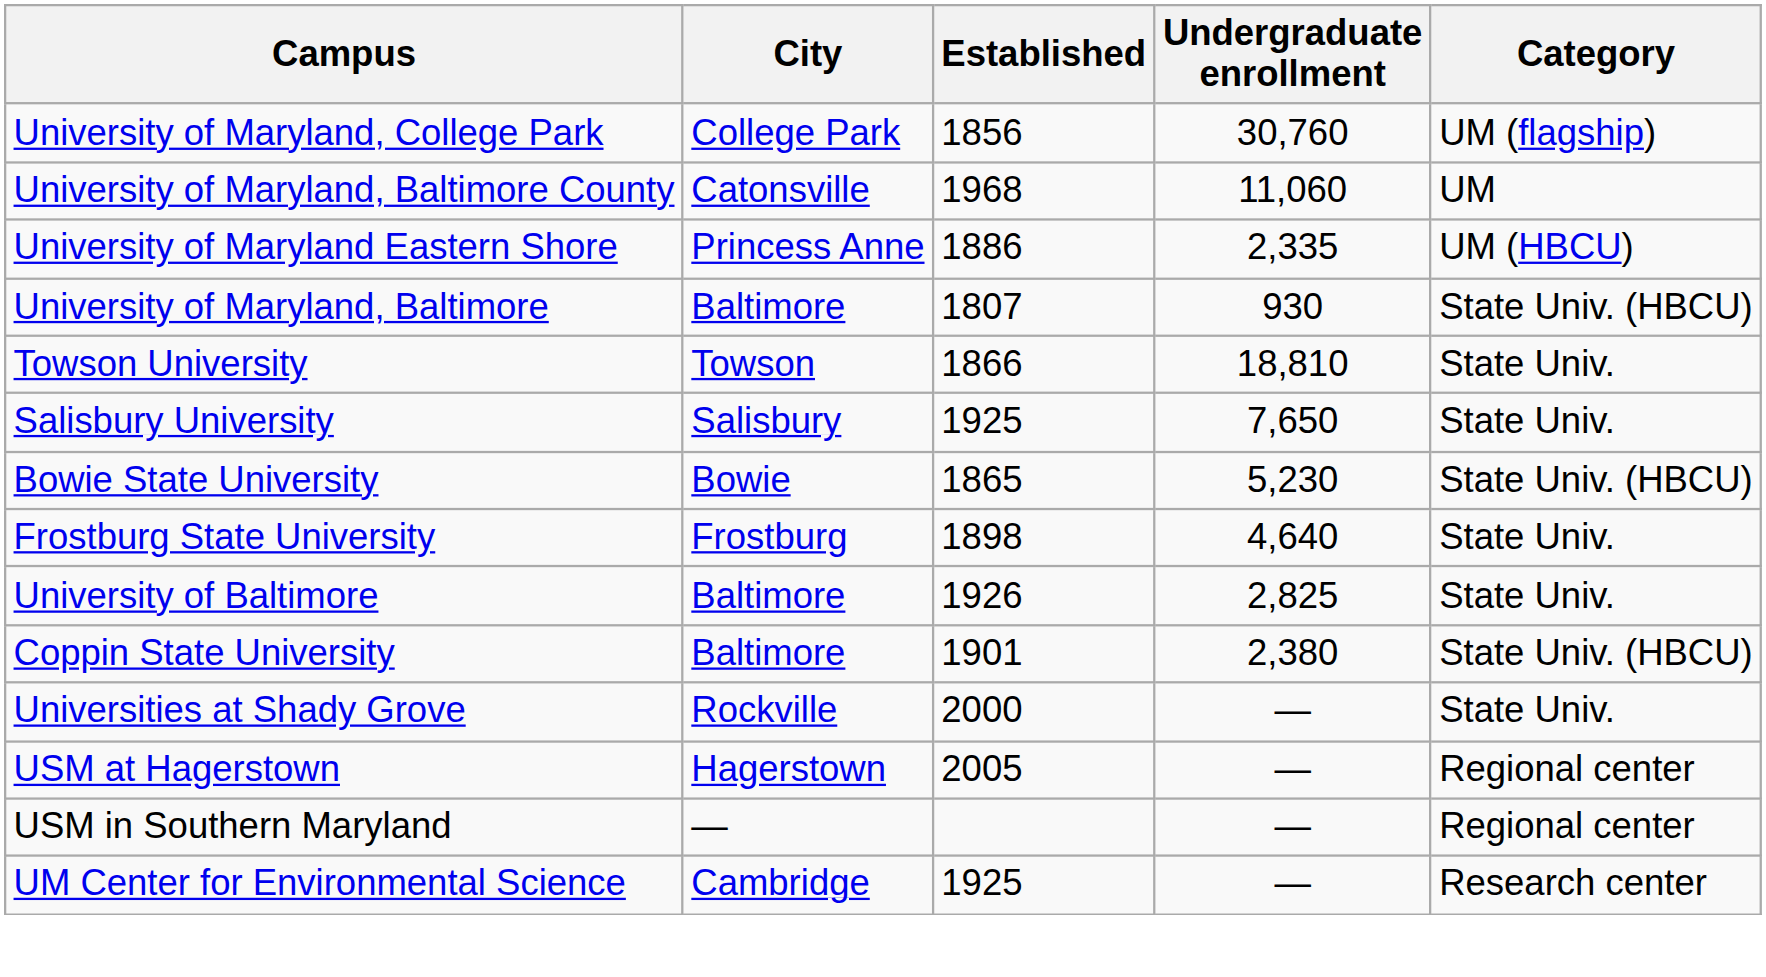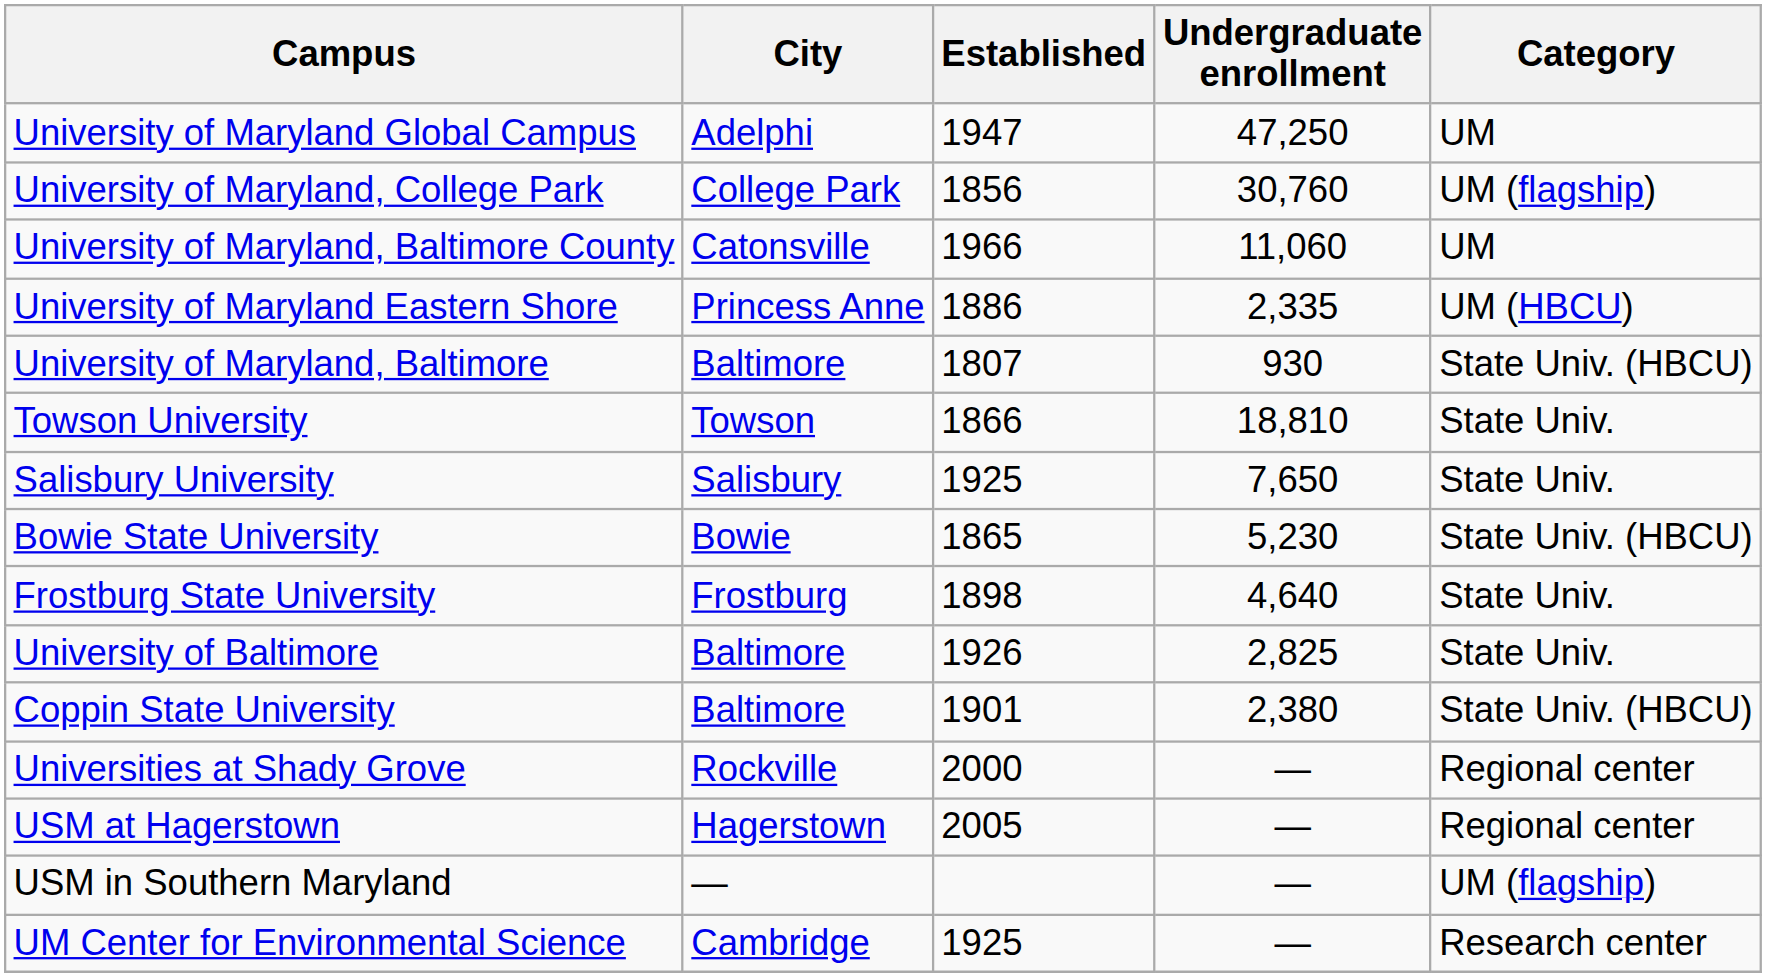+ row: (325, 132)
(982, 190) 1968 -> (982, 248) 1966
(1527, 710) State Univ. -> (1567, 768) Regional center
(1567, 826) Regional center -> (1548, 884) UM (flagship)
